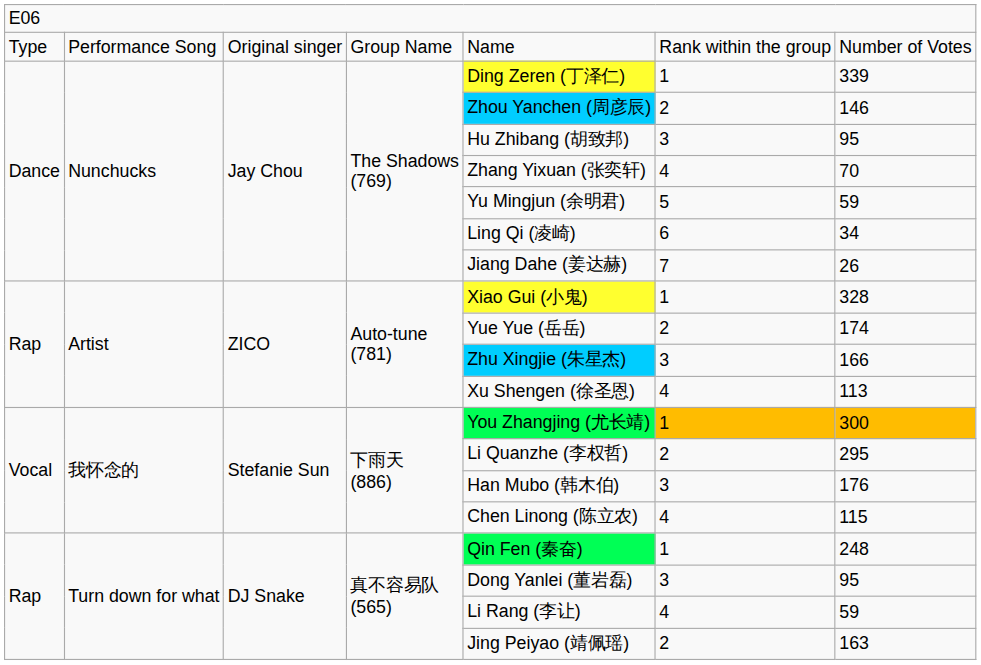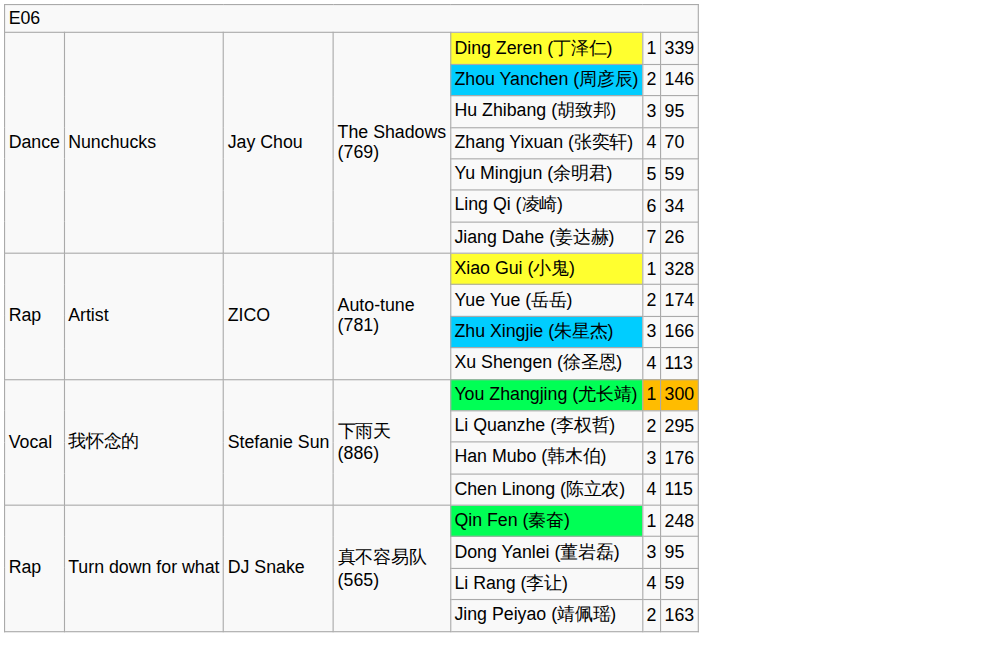- row: (142, 46)
